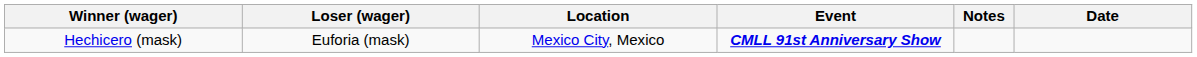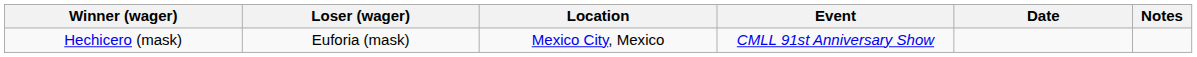columns swapped: (1103, 16) <-> (984, 16)
(836, 40) bold -> (836, 40) normal
